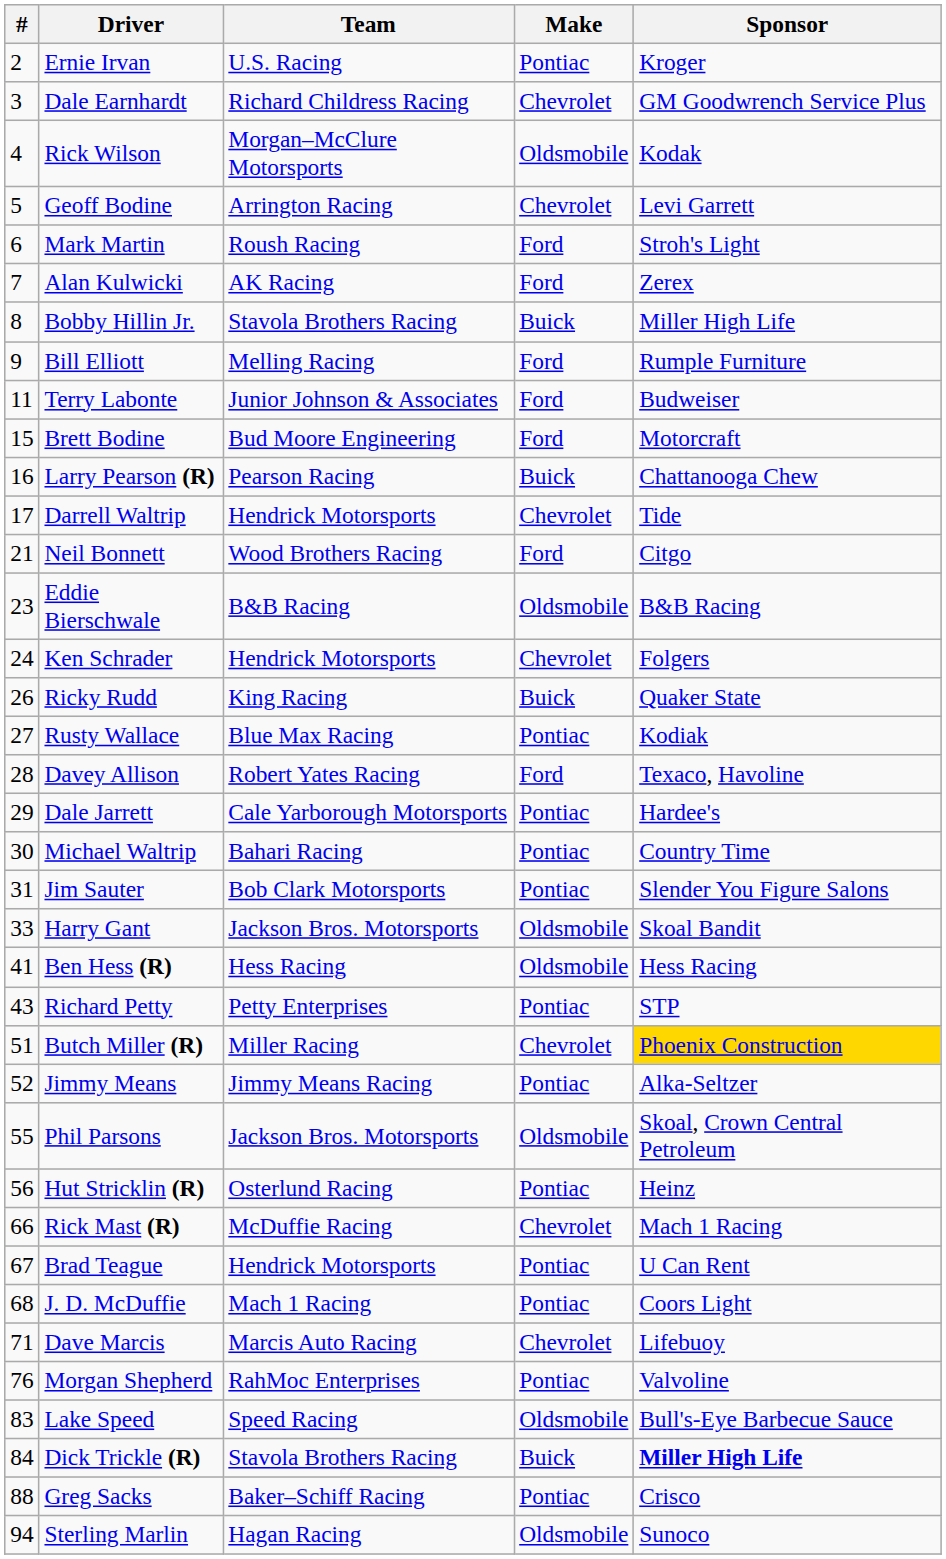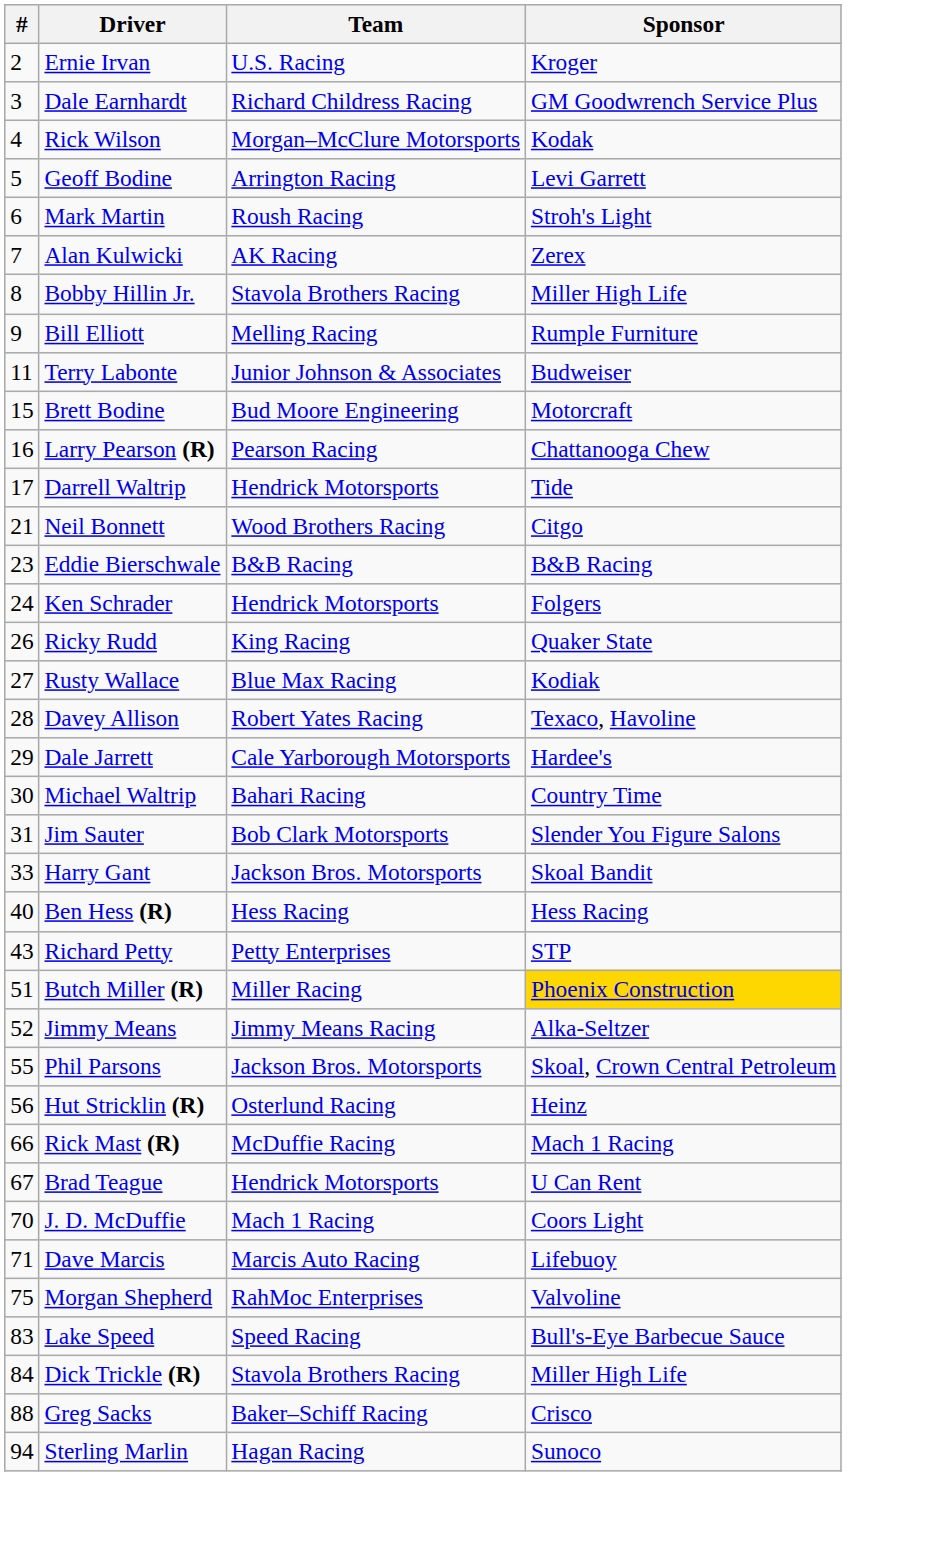- column: (574, 23)
(22, 967) 41 -> (22, 911) 40
(22, 1303) 68 -> (22, 1220) 70
(22, 1380) 76 -> (22, 1297) 75
(721, 1458) bold -> (609, 1374) normal
